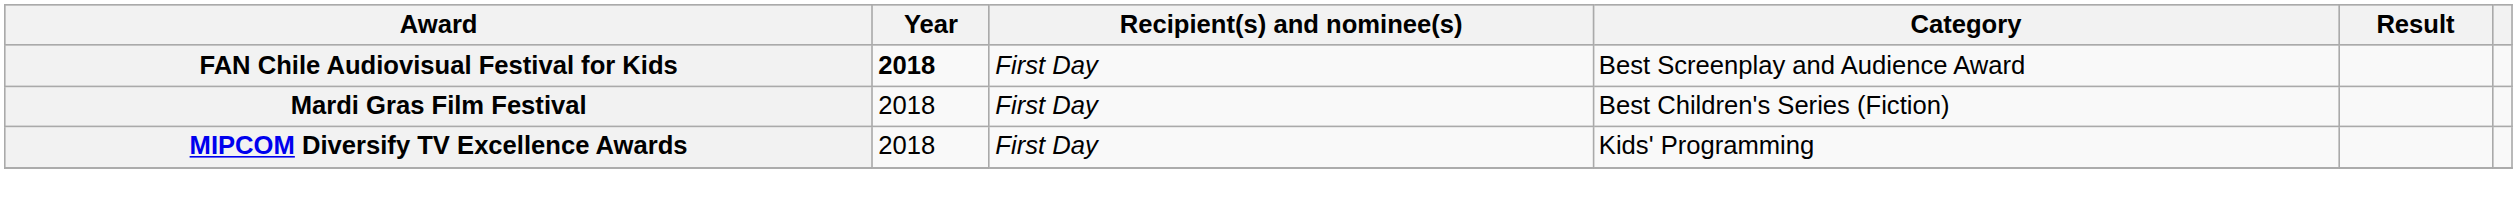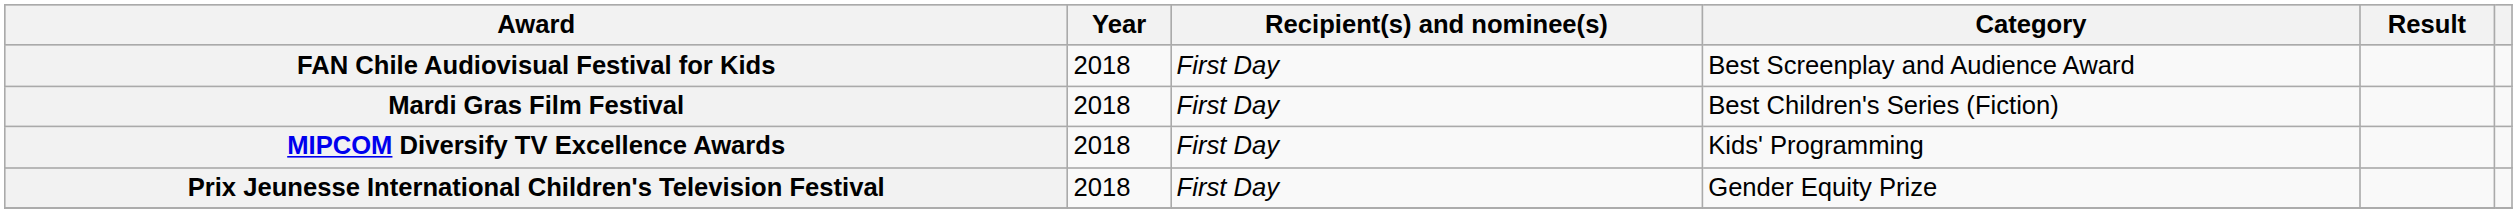(907, 65) bold -> (1102, 65) normal
+ row: (536, 187)
